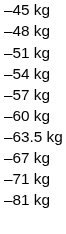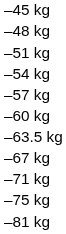+ row: (27, 200)
